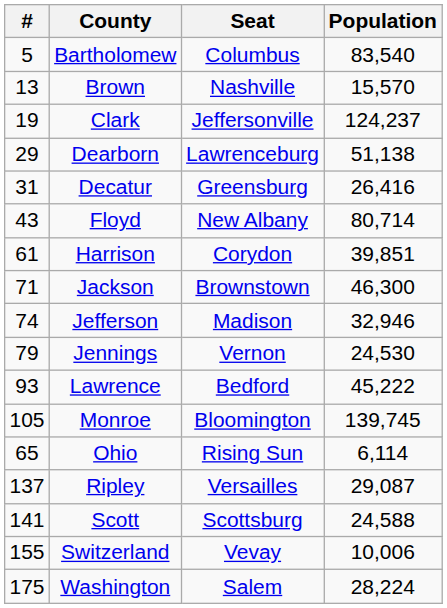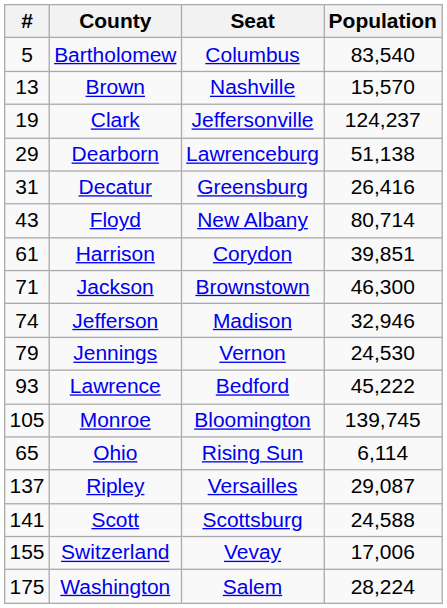(383, 552) 10,006 -> (383, 552) 17,006
